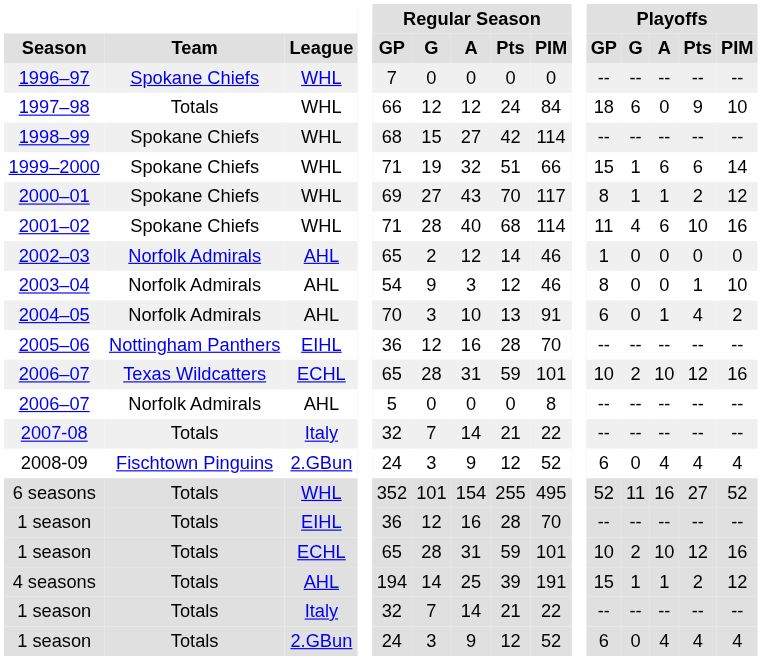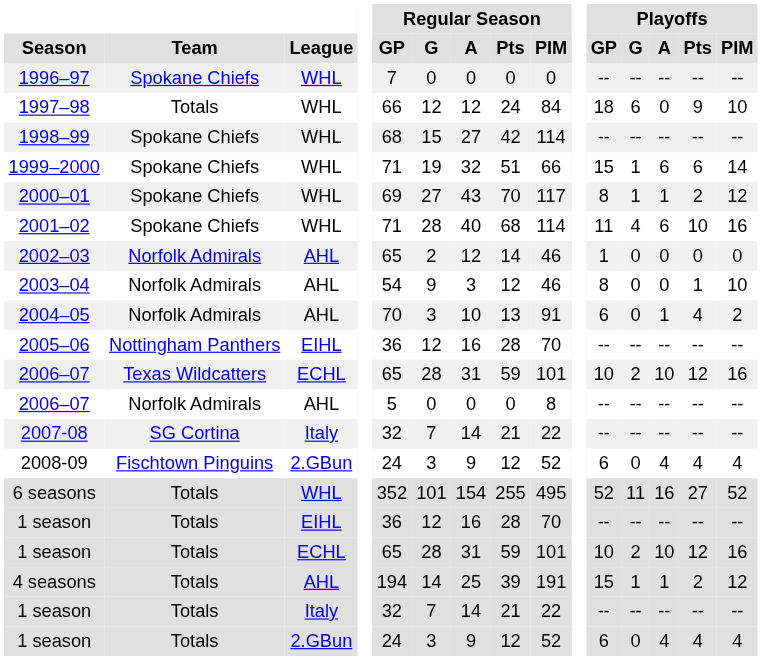(195, 433) Totals -> (195, 433) SG Cortina
